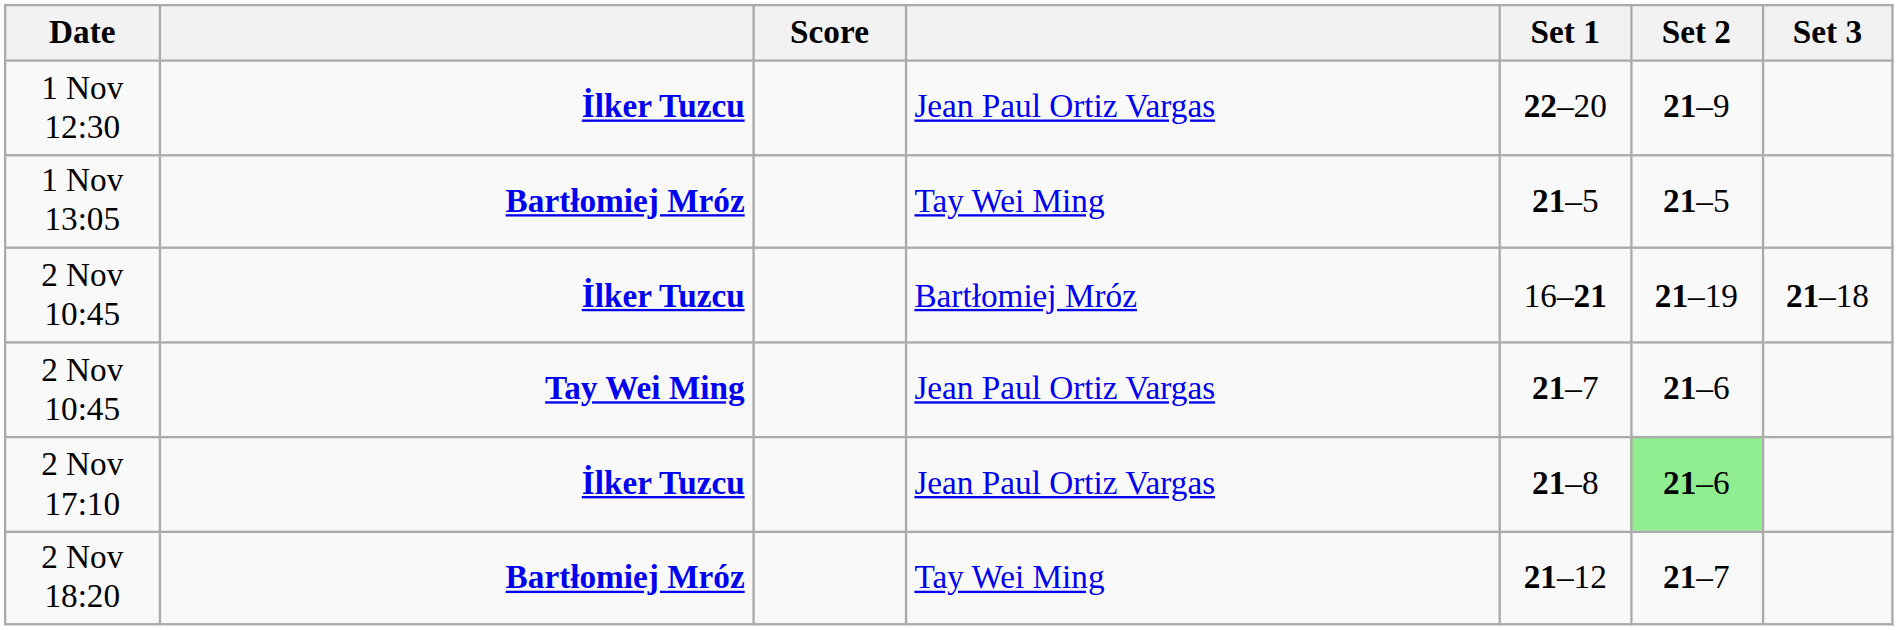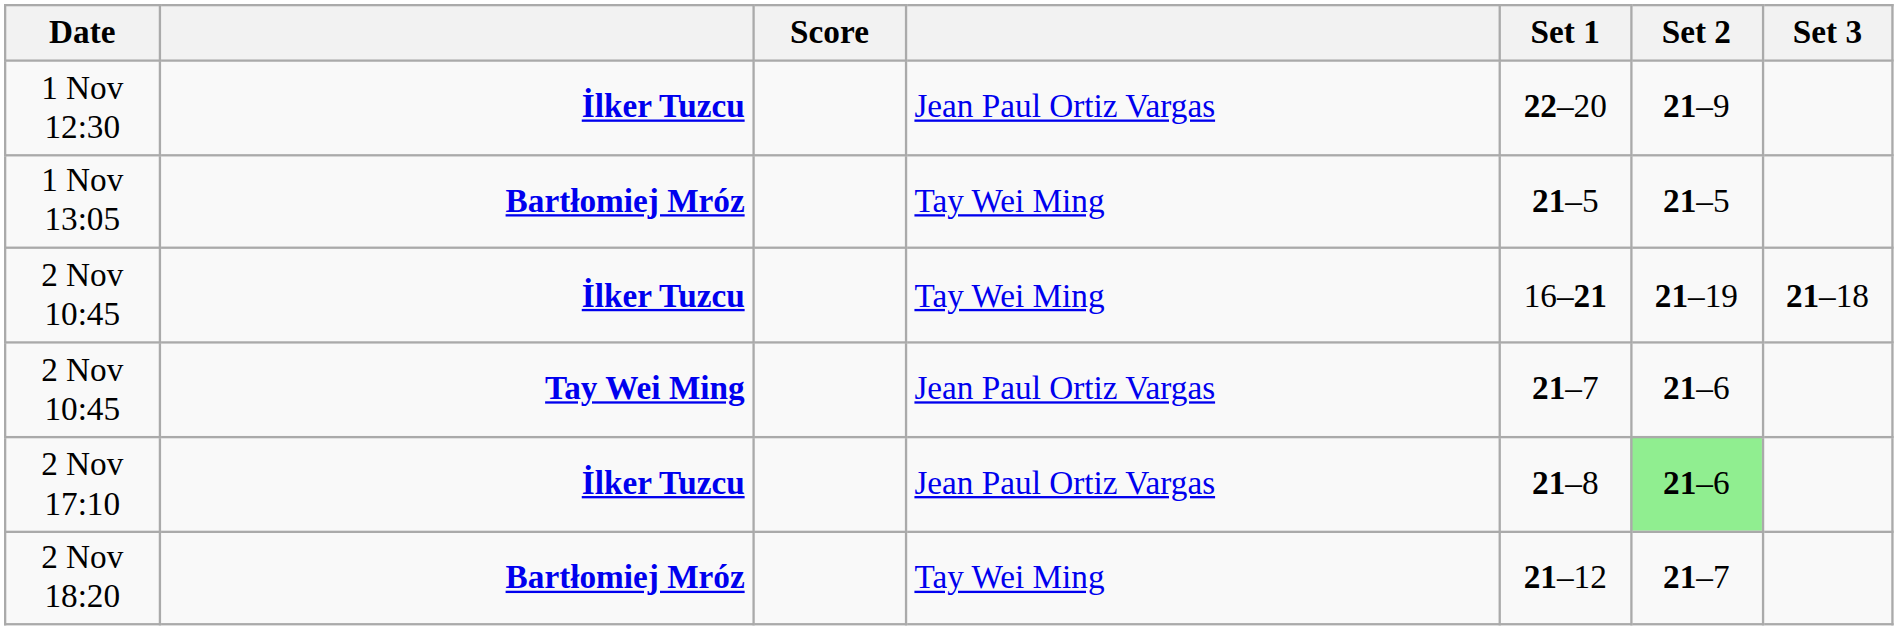(1026, 295) Bartłomiej Mróz -> (1009, 295) Tay Wei Ming
